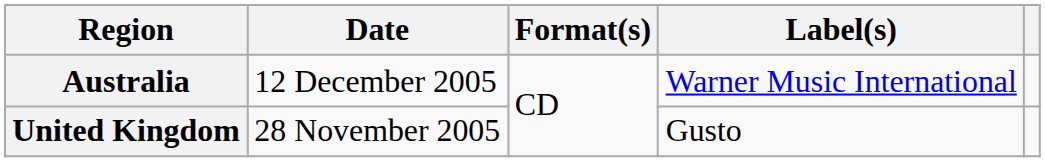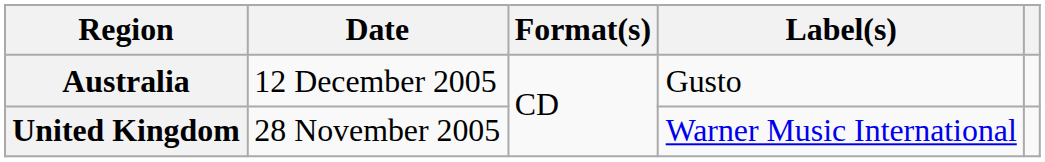(841, 80) Warner Music International -> (704, 80) Gusto
(704, 130) Gusto -> (841, 130) Warner Music International
